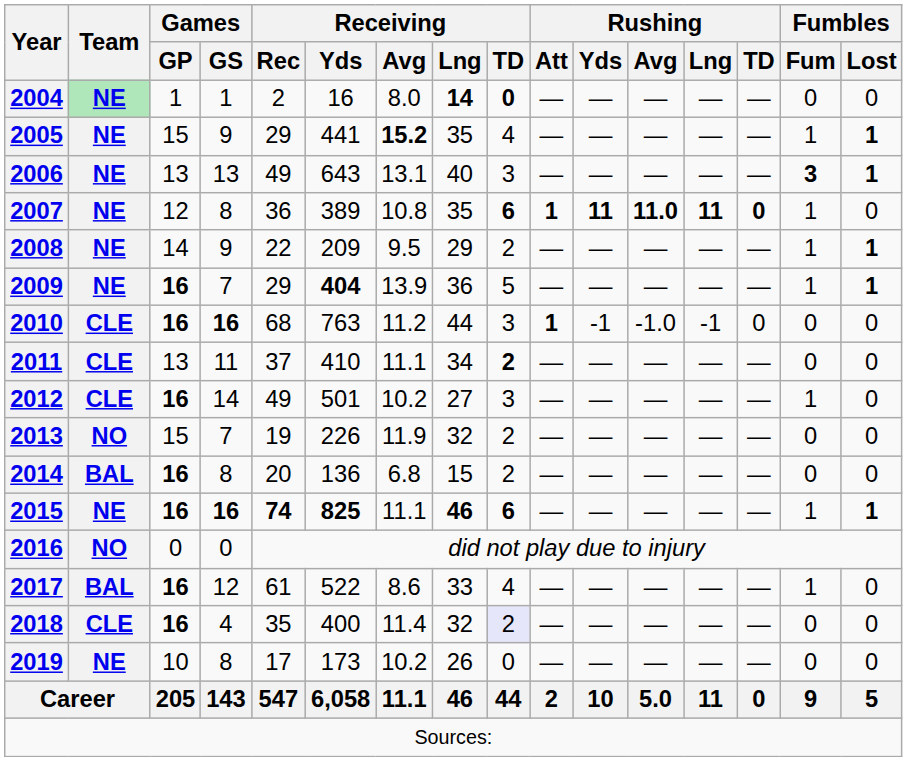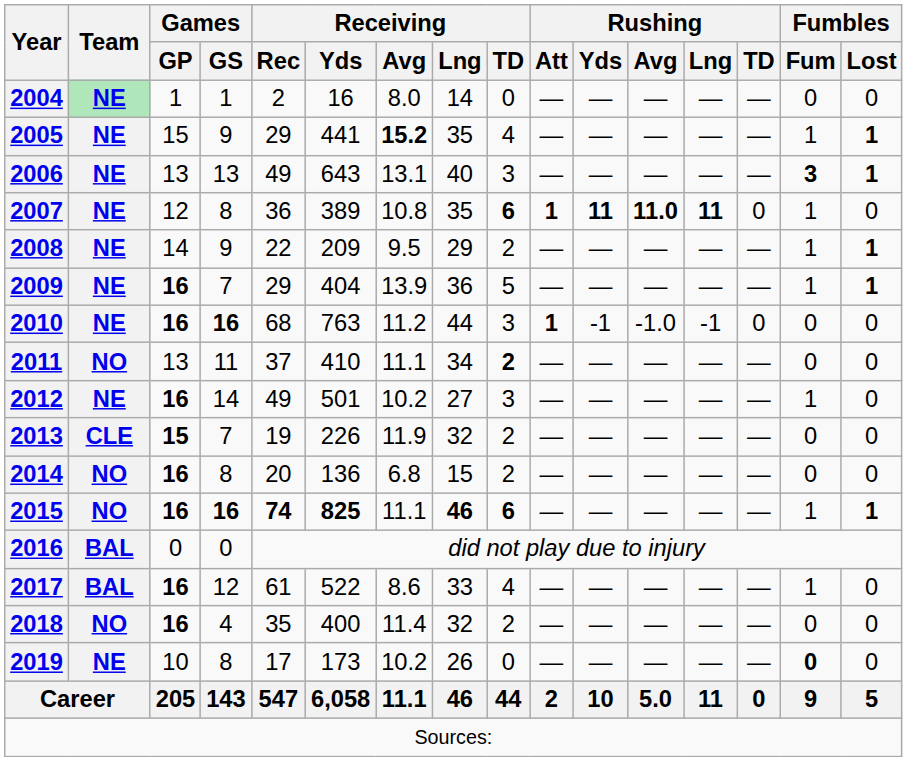(460, 98) bold -> (460, 98) normal
(508, 98) bold -> (508, 98) normal
(759, 211) bold -> (759, 211) normal
(341, 286) bold -> (341, 286) normal
(109, 323) CLE -> (109, 323) NE
(109, 361) CLE -> (109, 361) NO
(109, 398) CLE -> (109, 398) NE
(109, 436) NO -> (109, 436) CLE
(176, 436) normal -> (176, 436) bold
(109, 473) BAL -> (109, 473) NO
(109, 511) NE -> (109, 511) NO
(109, 549) NO -> (109, 549) BAL
(109, 624) CLE -> (109, 624) NO
(508, 624) lavender background -> (508, 624) no background
(811, 661) normal -> (811, 661) bold
